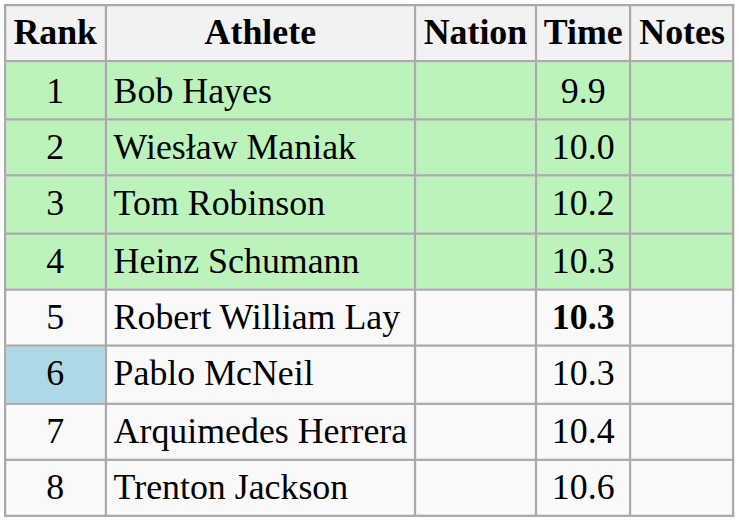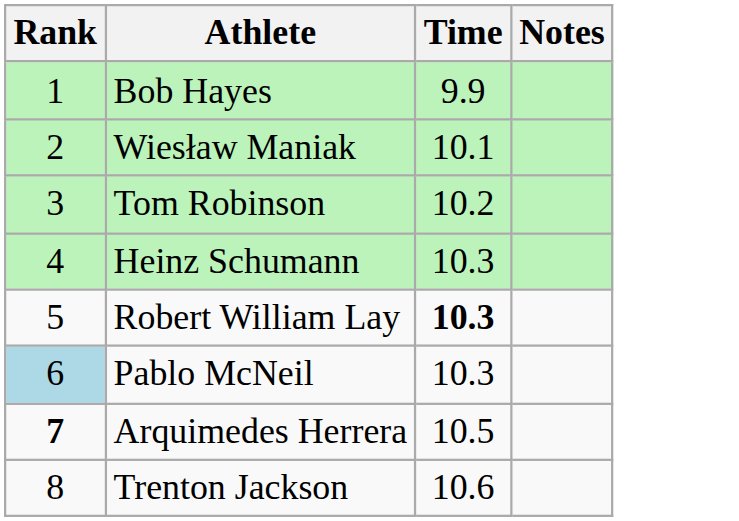- column: (475, 32)
(583, 146) 10.0 -> (463, 146) 10.1
(55, 430) normal -> (55, 430) bold
(583, 430) 10.4 -> (463, 430) 10.5
